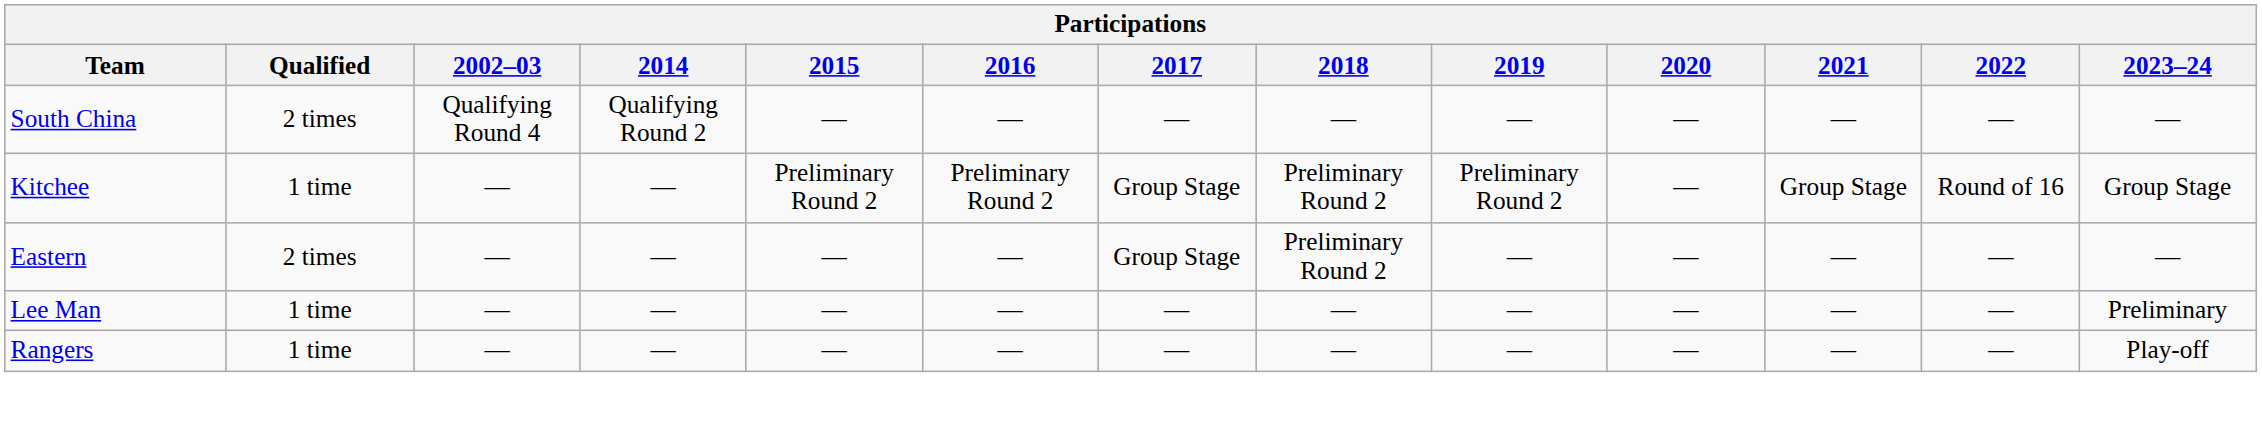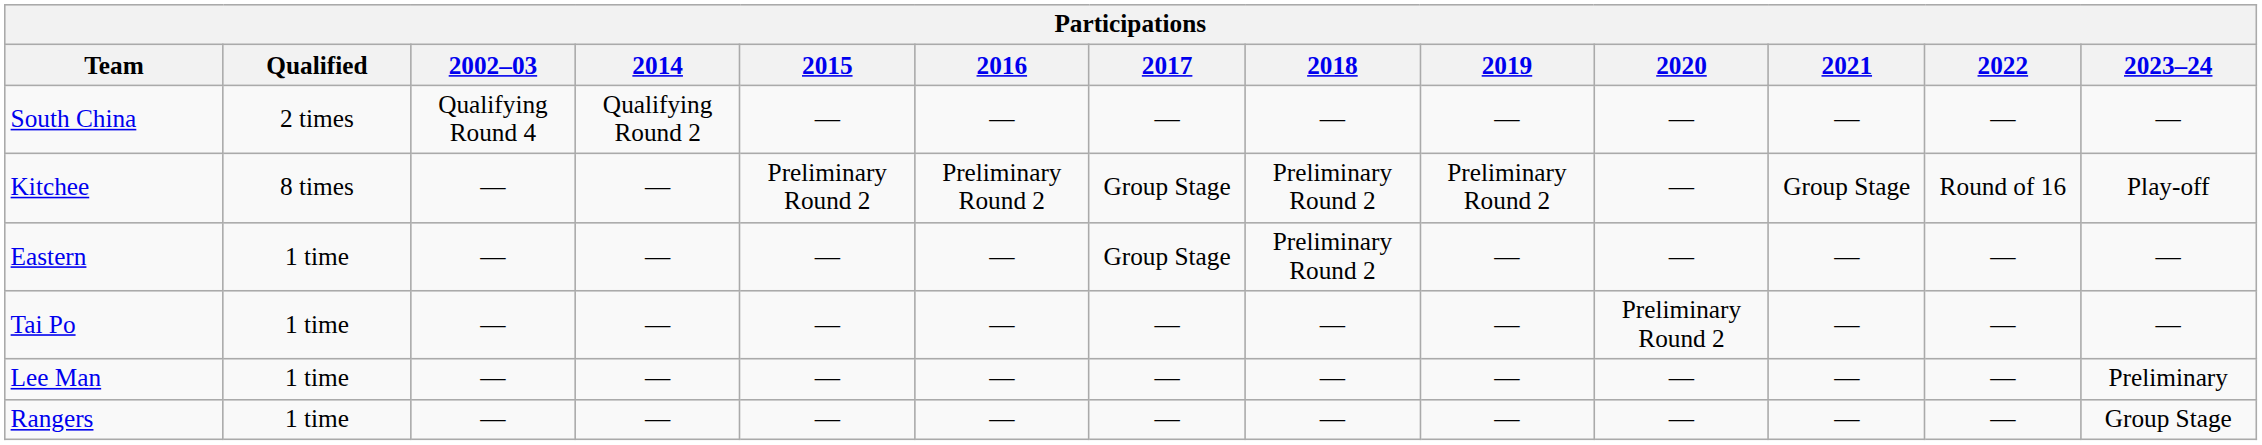(320, 187) 1 time -> (317, 187) 8 times
(2168, 187) Group Stage -> (2168, 187) Play-off
(320, 256) 2 times -> (317, 256) 1 time
+ row: (43, 324)
(2168, 350) Play-off -> (2168, 418) Group Stage
